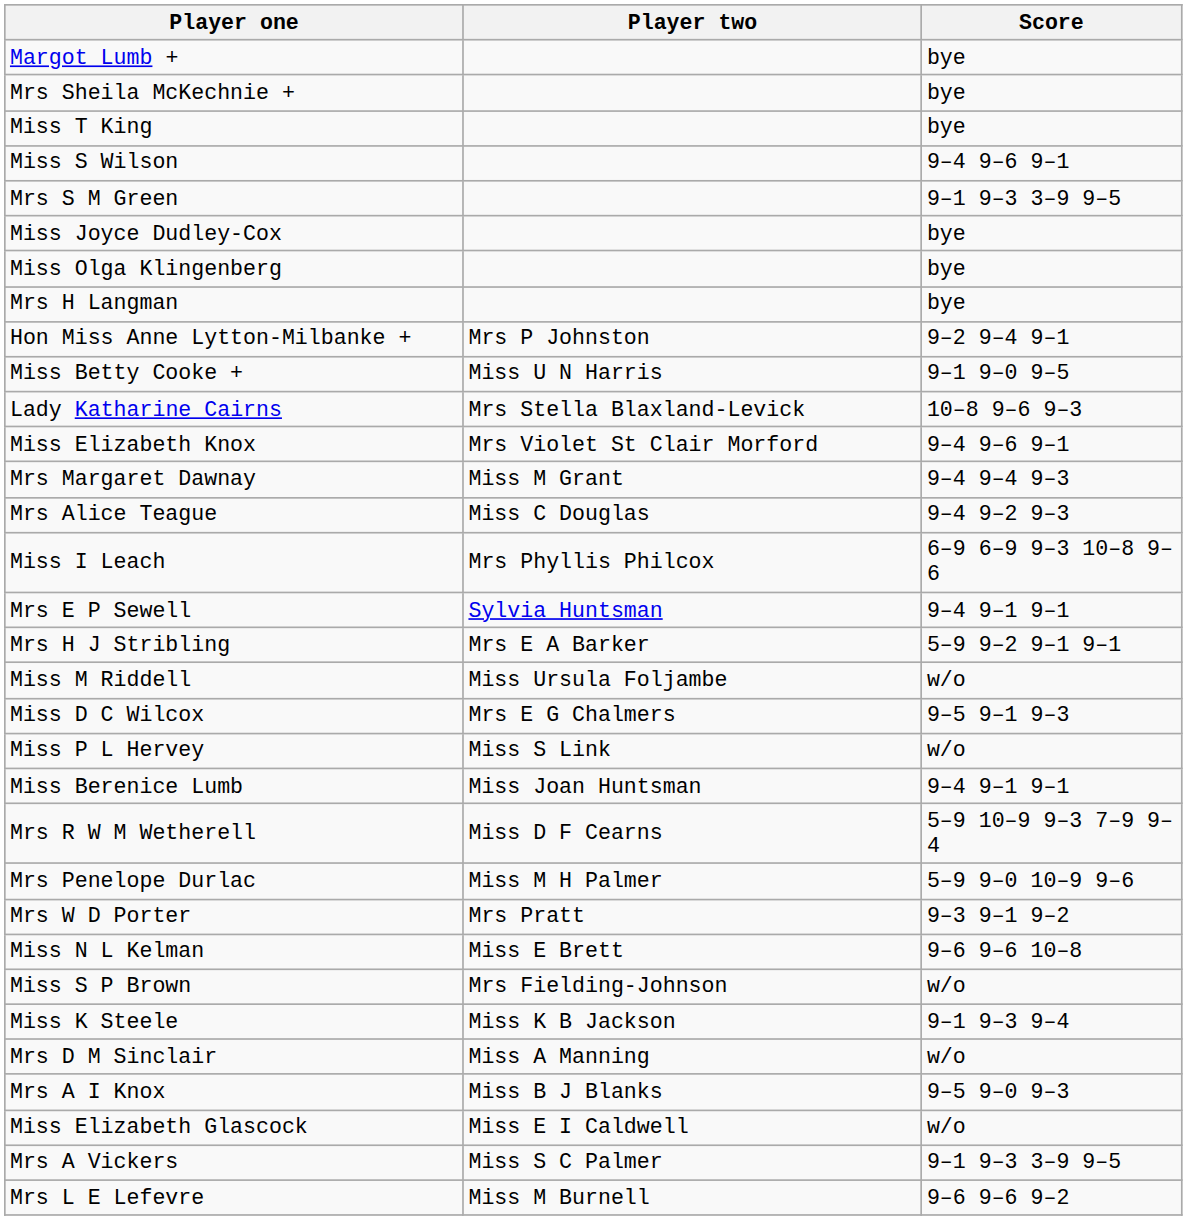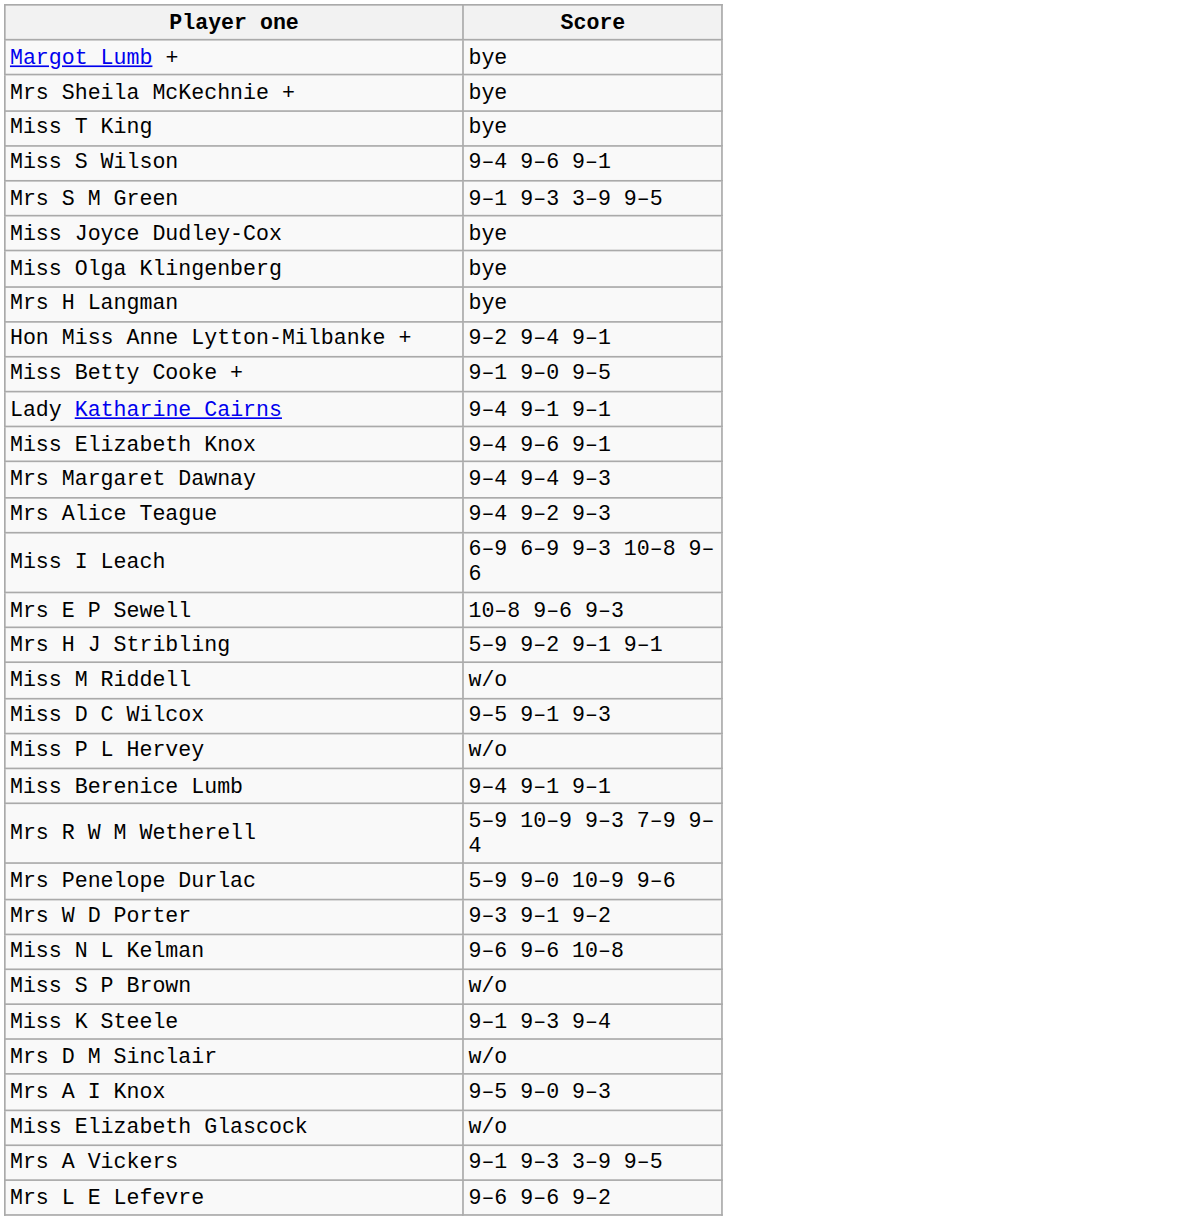- column: (693, 22)
(1005, 409) 10–8 9–6 9–3 -> (540, 409) 9–4 9–1 9–1
(998, 610) 9–4 9–1 9–1 -> (546, 610) 10–8 9–6 9–3
